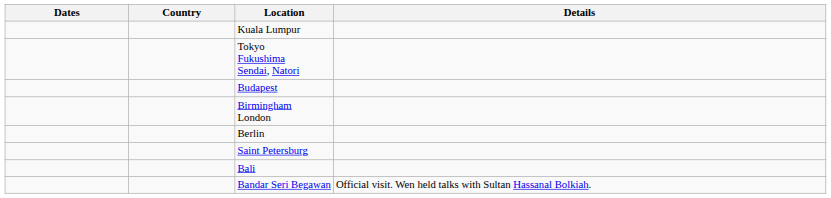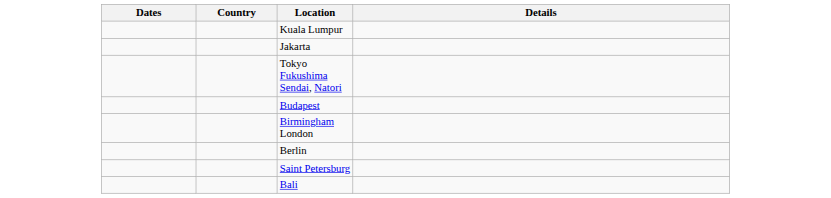+ row: (295, 47)
- row: (284, 185)
